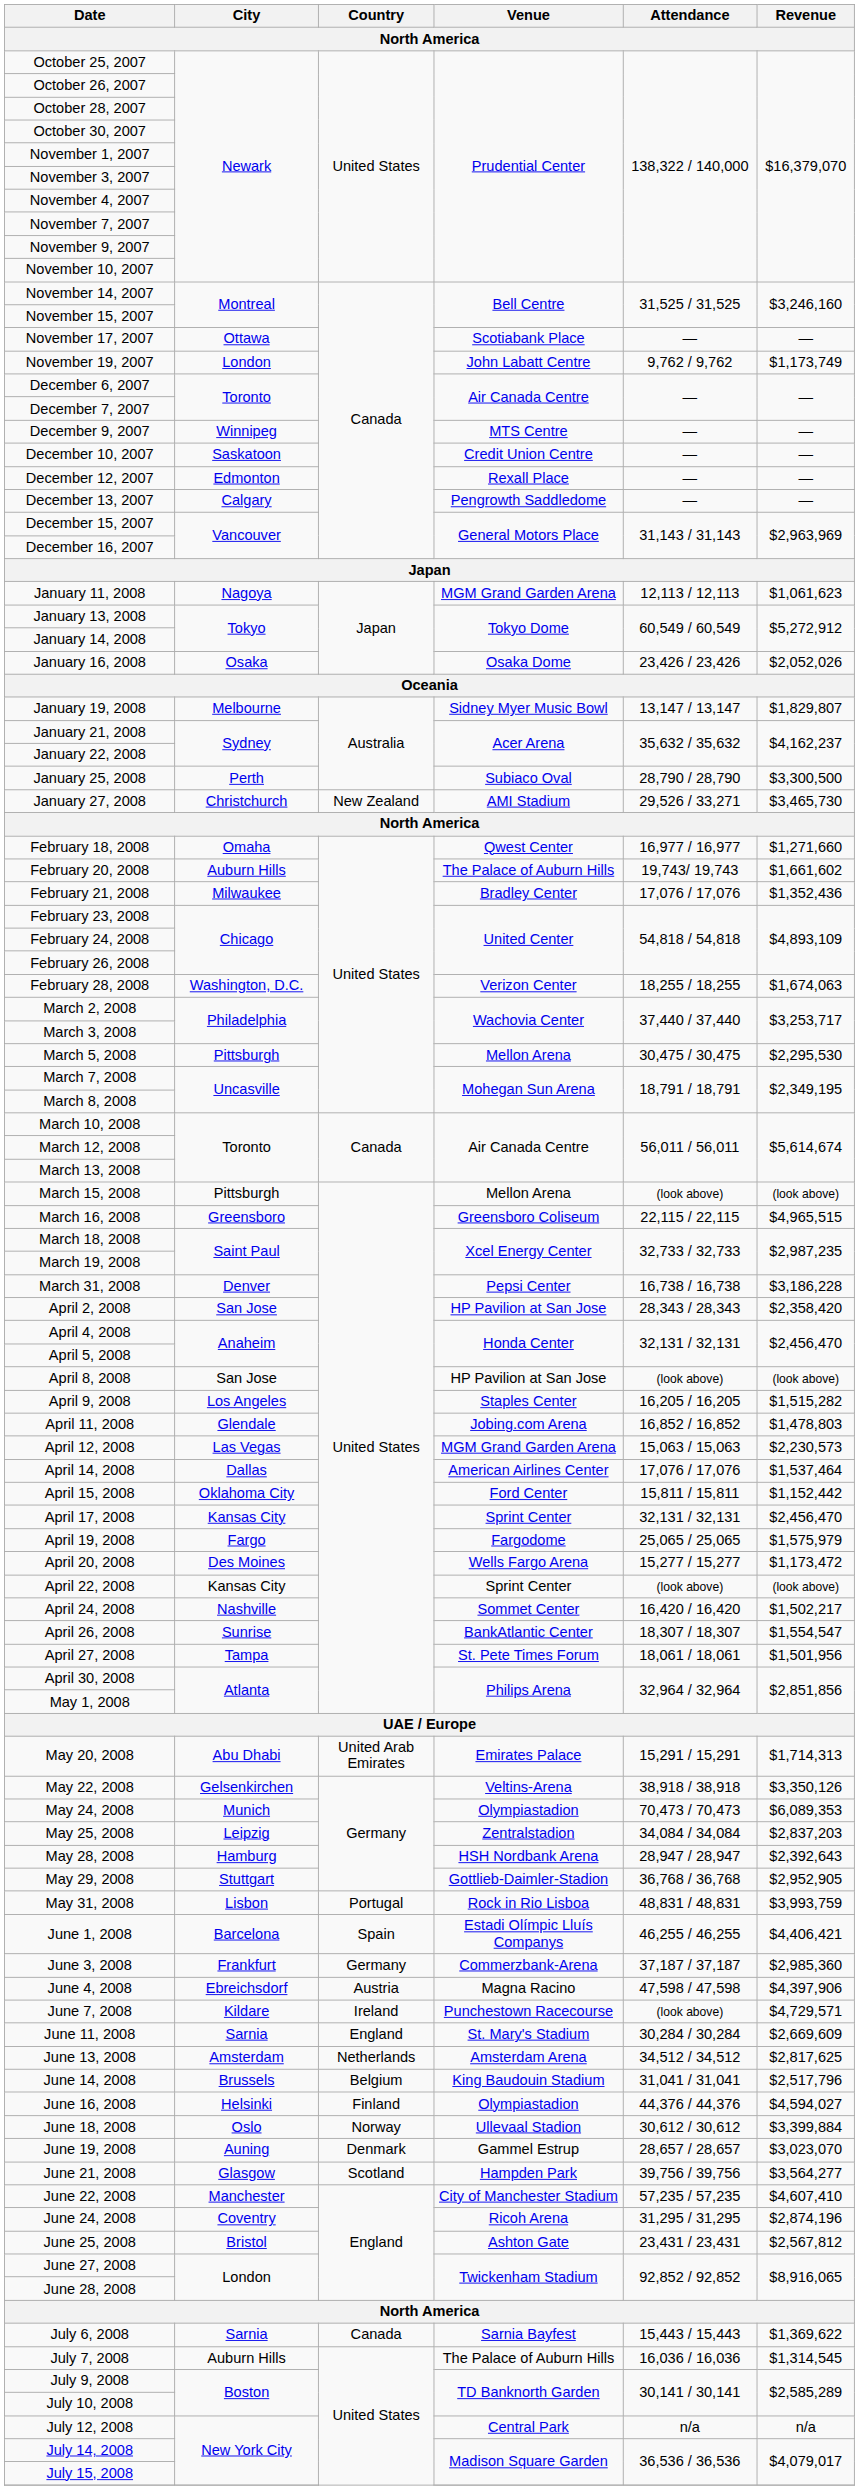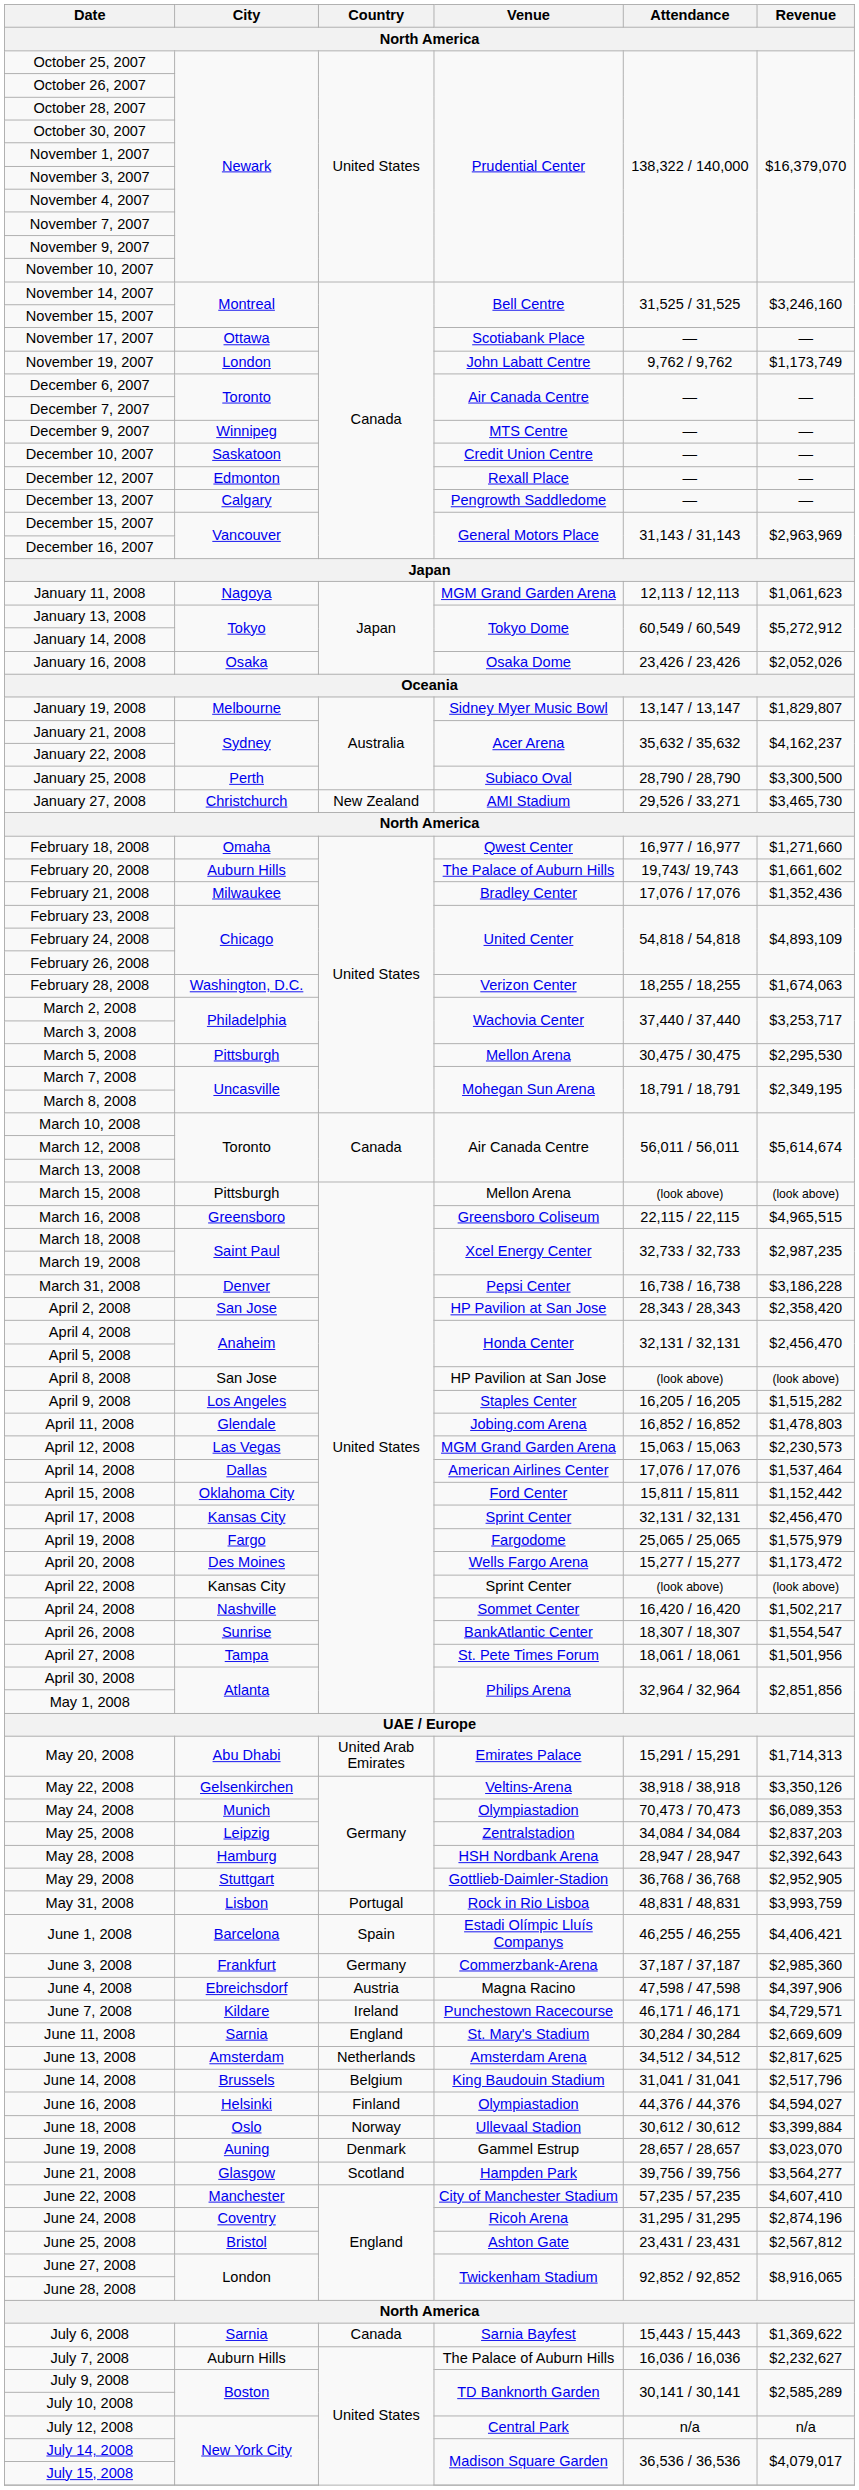(690, 2012) (look above) -> (690, 2011) 46,171 / 46,171
(806, 2357) $1,314,545 -> (806, 2357) $2,232,627
